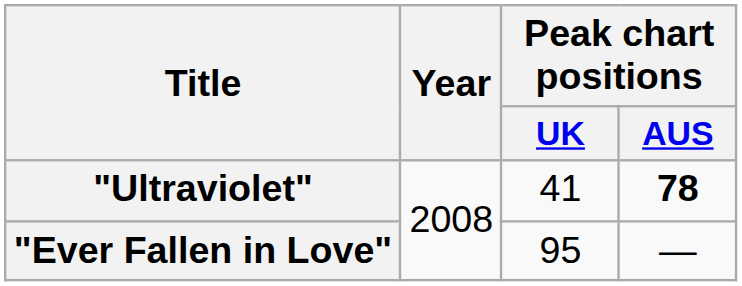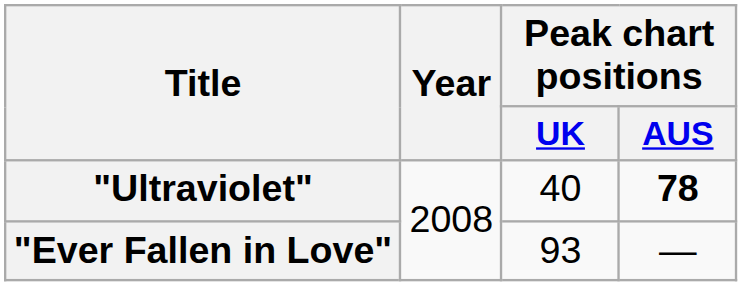(560, 189) 41 -> (560, 189) 40
(560, 249) 95 -> (560, 249) 93
